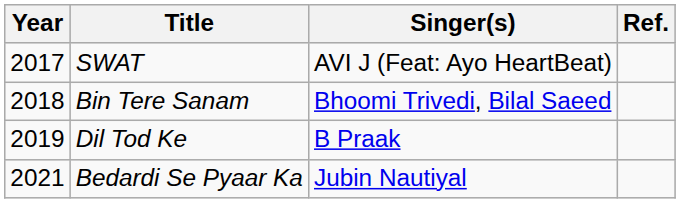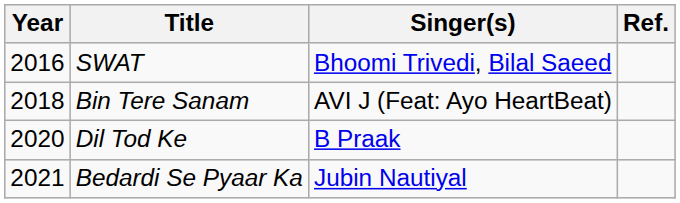(37, 62) 2017 -> (37, 62) 2016
(463, 62) AVI J (Feat: Ayo HeartBeat) -> (463, 62) Bhoomi Trivedi, Bilal Saeed
(463, 100) Bhoomi Trivedi, Bilal Saeed -> (463, 100) AVI J (Feat: Ayo HeartBeat)
(37, 139) 2019 -> (37, 139) 2020
